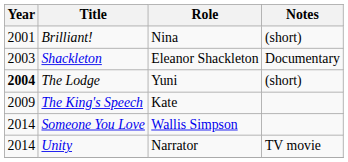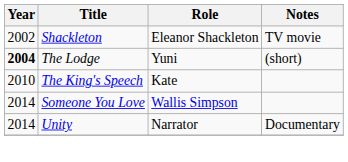- row: (67, 37)
(21, 59) 2003 -> (21, 37) 2002
(302, 59) Documentary -> (293, 37) TV movie
(21, 102) 2009 -> (21, 80) 2010
(293, 146) TV movie -> (302, 124) Documentary
